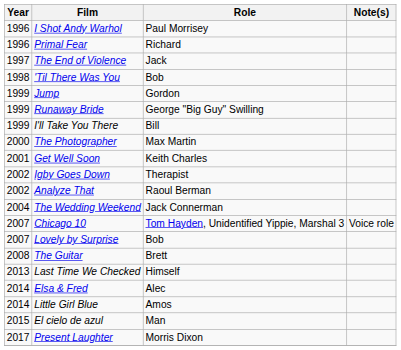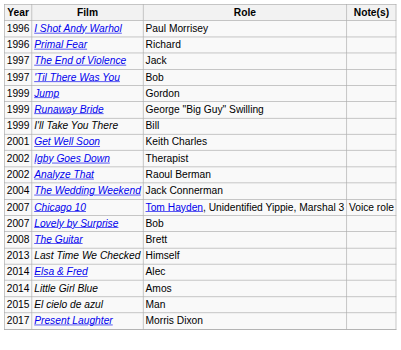(18, 77) 1998 -> (18, 77) 1997
- row: (75, 142)
